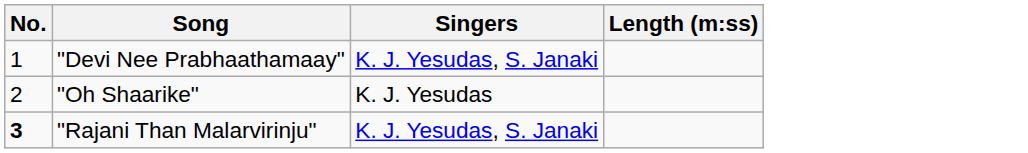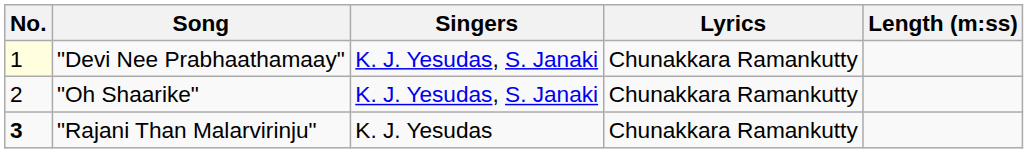+ column: (733, 23)
(16, 59) no background -> (16, 59) lightyellow background
(424, 95) K. J. Yesudas -> (477, 95) K. J. Yesudas, S. Janaki
(477, 130) K. J. Yesudas, S. Janaki -> (424, 130) K. J. Yesudas
